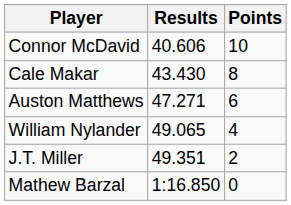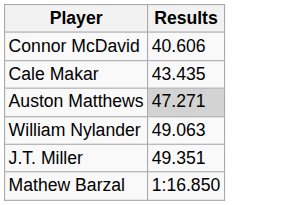- column: (255, 18)
(179, 74) 43.430 -> (179, 74) 43.435
(179, 102) no background -> (179, 102) lightgrey background
(179, 130) 49.065 -> (179, 130) 49.063
